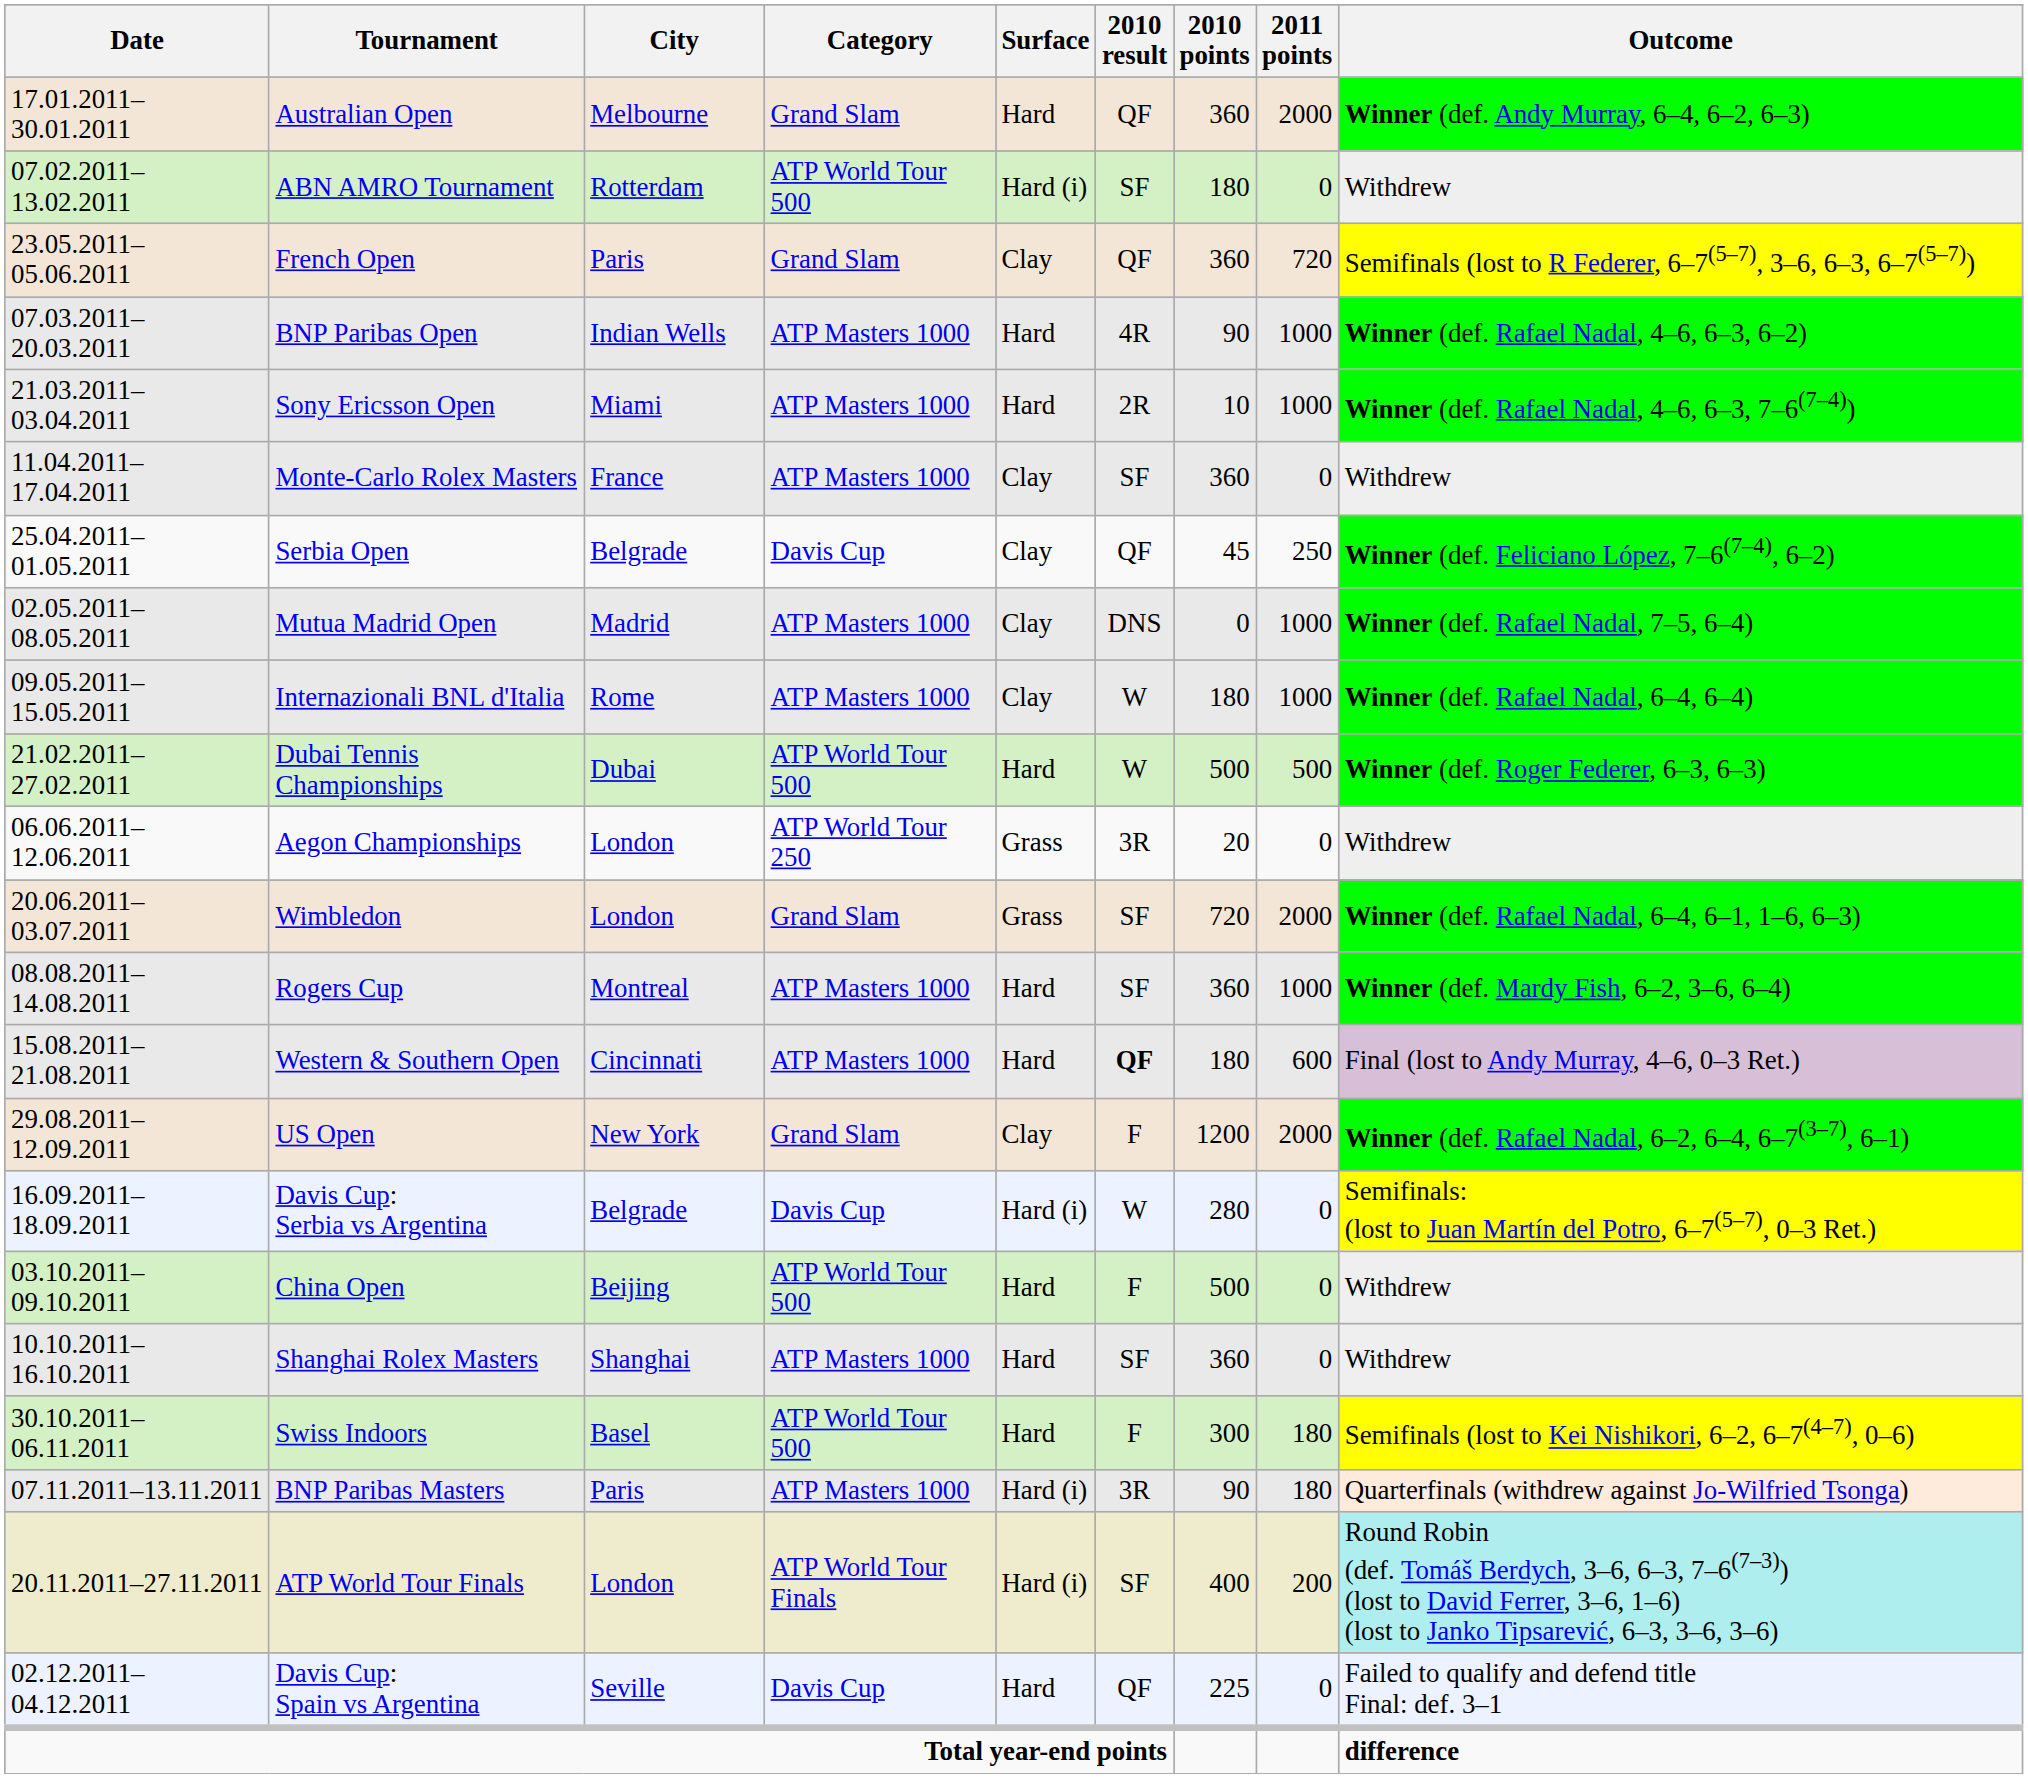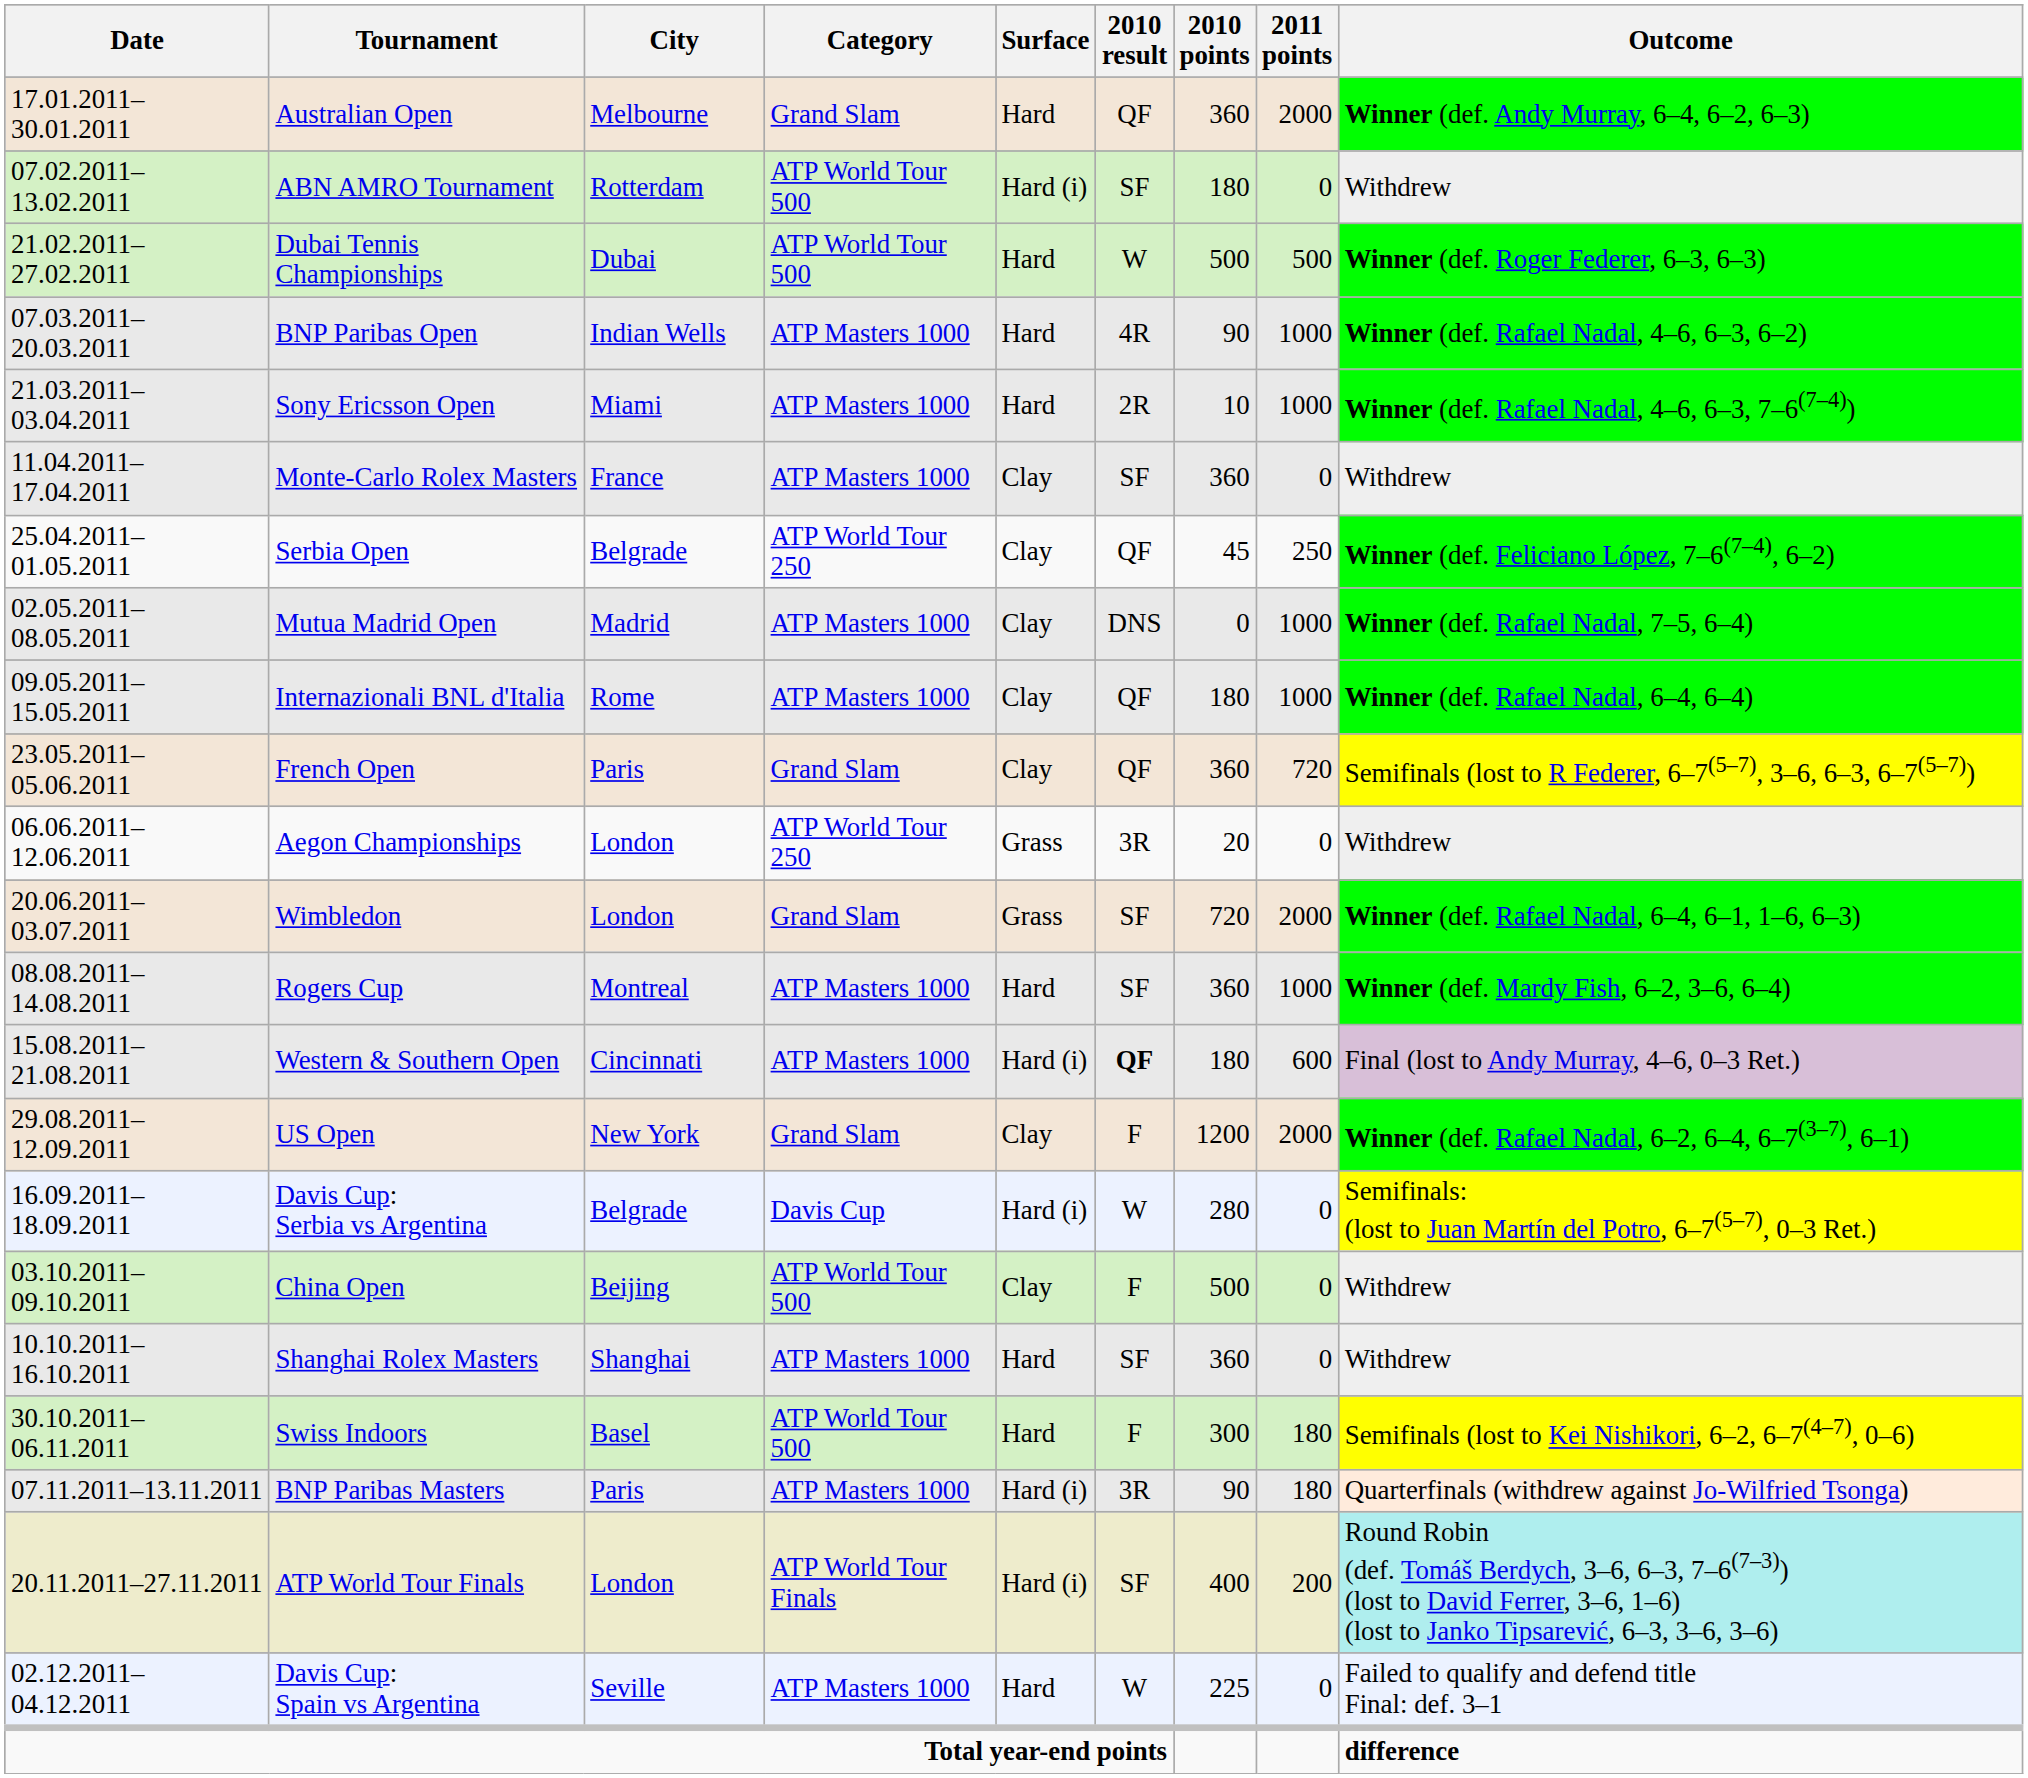rows swapped: (359, 769) <-> (345, 259)
(828, 551) Davis Cup -> (859, 551) ATP World Tour 250
(1134, 696) W -> (1134, 696) QF
(1028, 1061) Hard -> (1044, 1061) Hard (i)
(1028, 1286) Hard -> (1027, 1286) Clay
(828, 1688) Davis Cup -> (870, 1688) ATP Masters 1000
(1134, 1688) QF -> (1134, 1688) W
